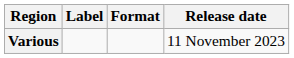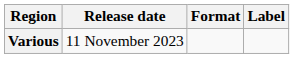columns swapped: (226, 16) <-> (85, 16)
